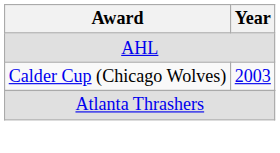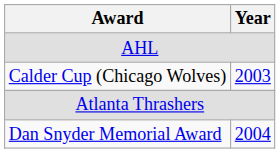+ row: (115, 133)
